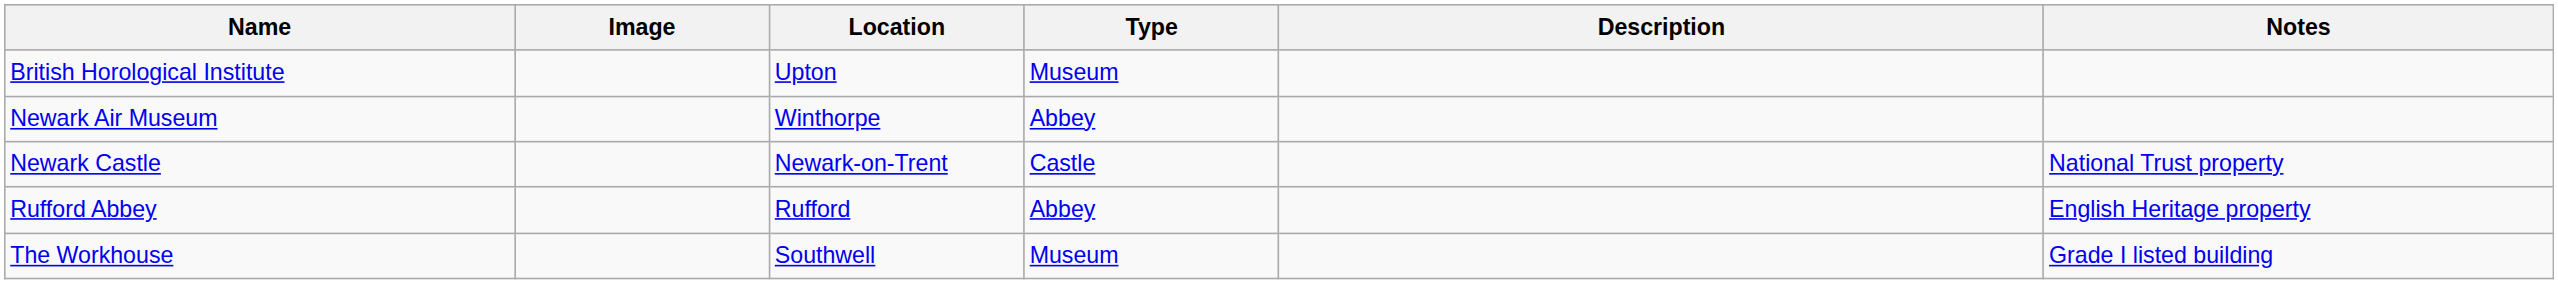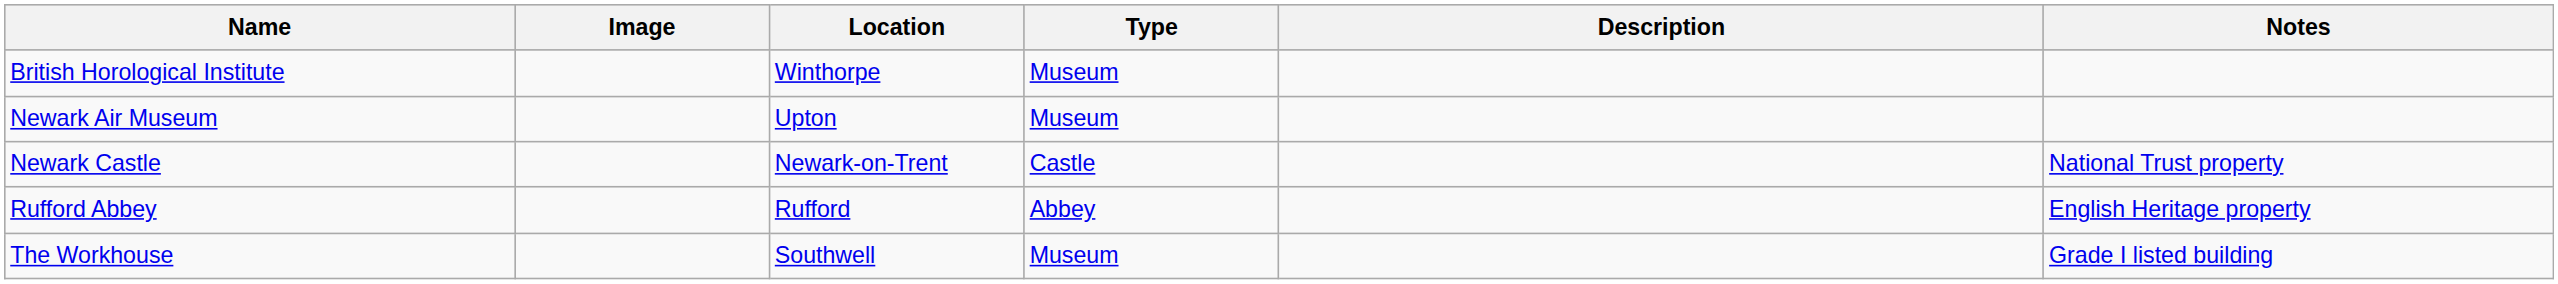(806, 72) Upton -> (828, 72) Winthorpe
(828, 118) Winthorpe -> (806, 118) Upton
(1063, 118) Abbey -> (1074, 118) Museum
